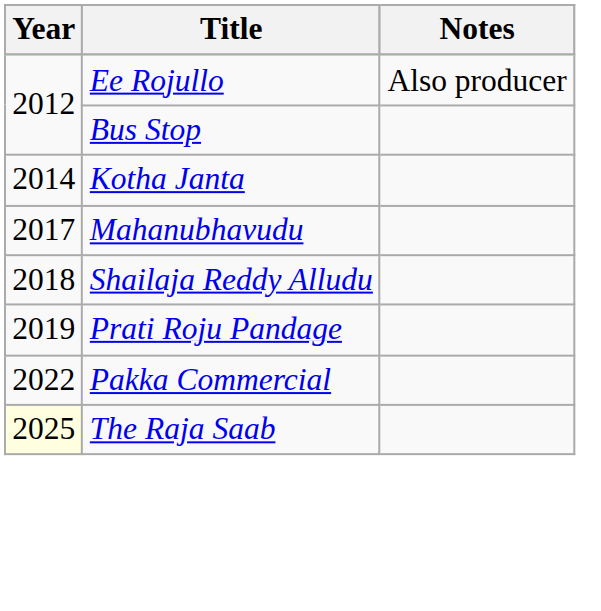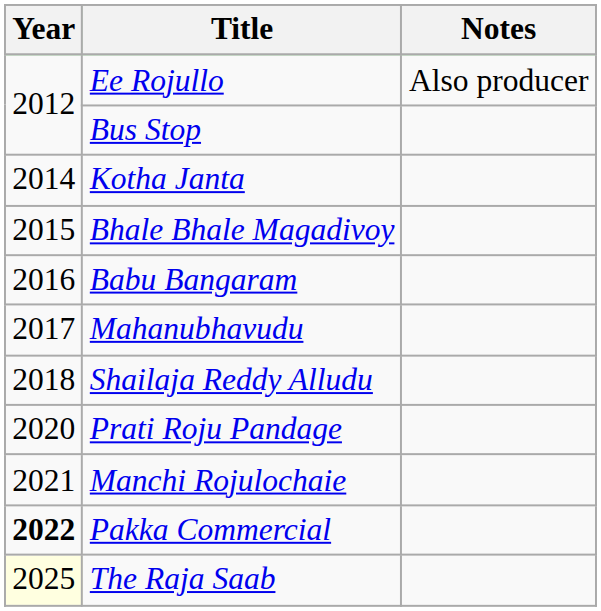+ row: (242, 229)
+ row: (194, 279)
(44, 329) 2019 -> (44, 429) 2020
+ row: (218, 479)
(44, 379) normal -> (44, 529) bold
